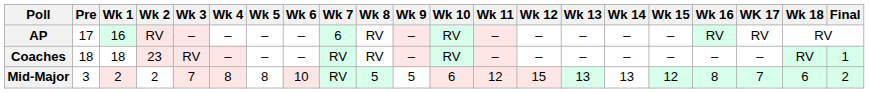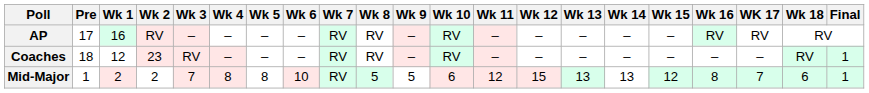(338, 35) 6 -> (338, 35) RV
(118, 56) 18 -> (118, 56) 12
(86, 77) 3 -> (86, 77) 1
(845, 77) 2 -> (845, 77) 1
